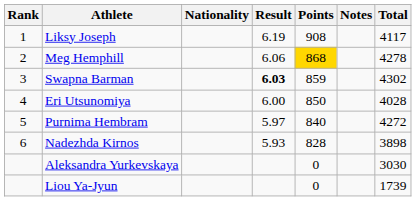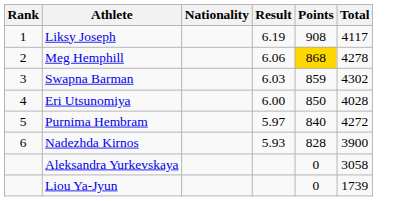- column: (356, 15)
(273, 79) bold -> (273, 79) normal
(393, 143) 3898 -> (355, 143) 3900
(393, 164) 3030 -> (355, 164) 3058
